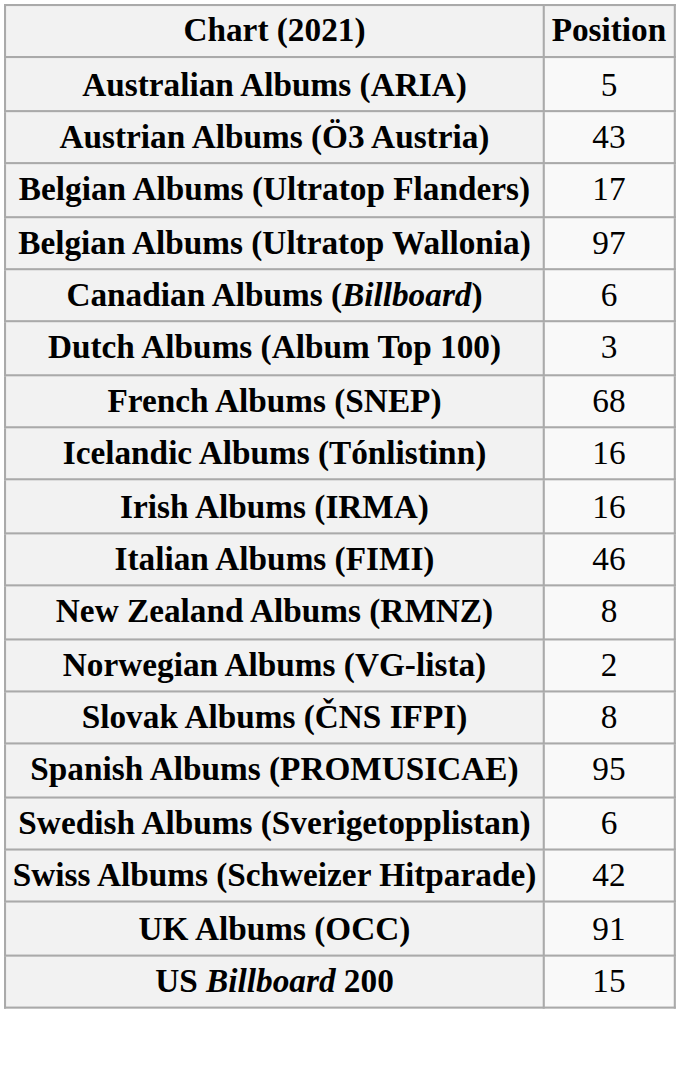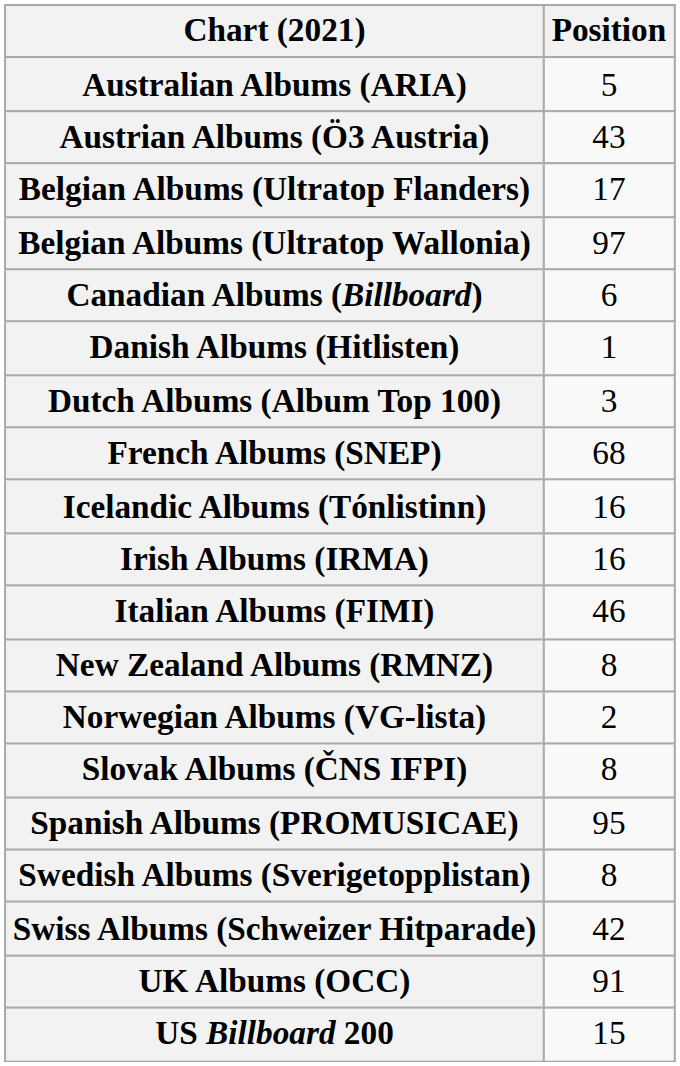+ row: (274, 347)
(609, 822) 6 -> (609, 875) 8
